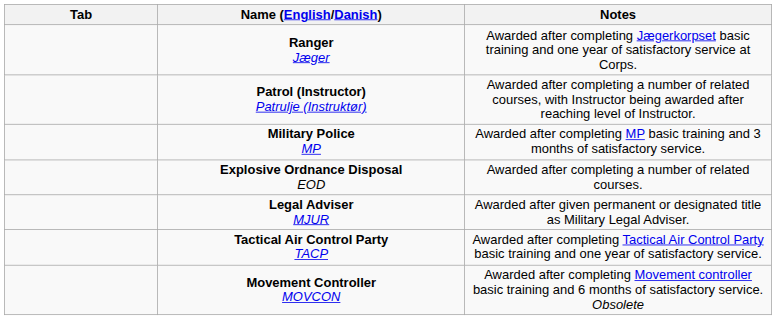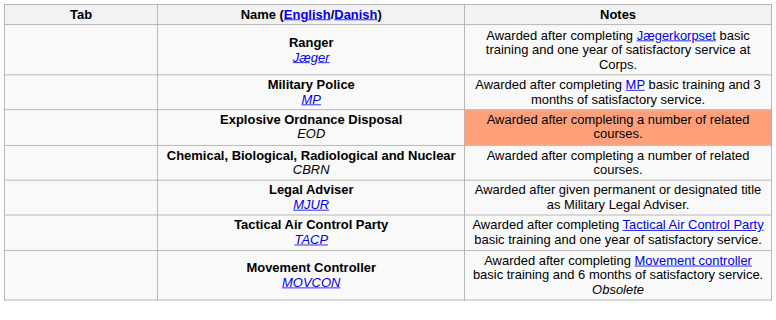- row: (311, 99)
(618, 177) no background -> (618, 127) lightsalmon background
+ row: (311, 162)
